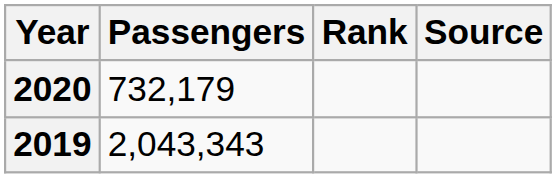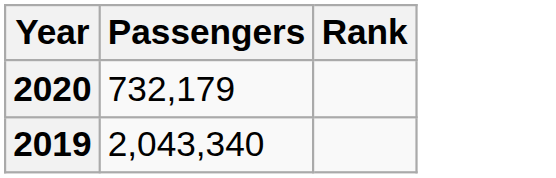- column: (484, 32)
(186, 144) 2,043,343 -> (186, 144) 2,043,340
